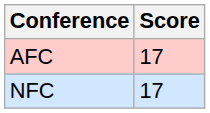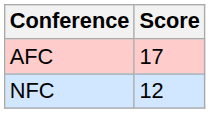(152, 90) 17 -> (152, 90) 12
